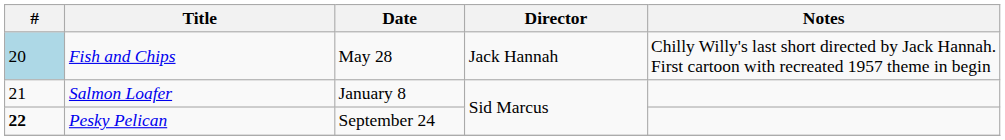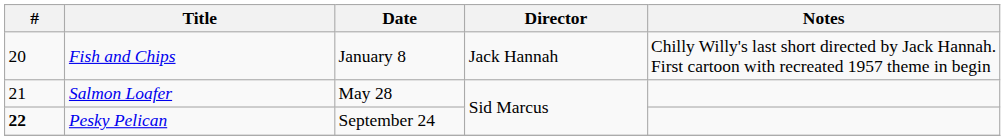(17, 55) lightblue background -> (17, 55) no background
(365, 55) May 28 -> (372, 55) January 8
(372, 93) January 8 -> (365, 93) May 28
